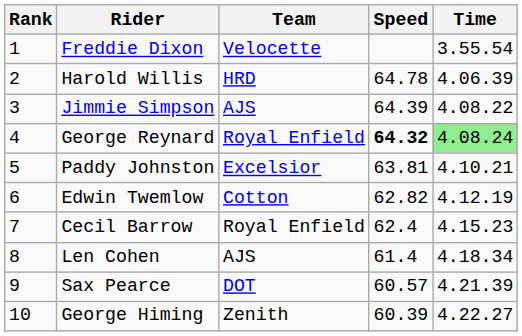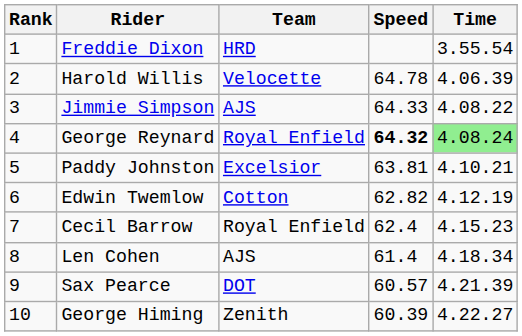(272, 49) Velocette -> (239, 49) HRD
(239, 79) HRD -> (272, 79) Velocette
(401, 109) 64.39 -> (401, 109) 64.33
